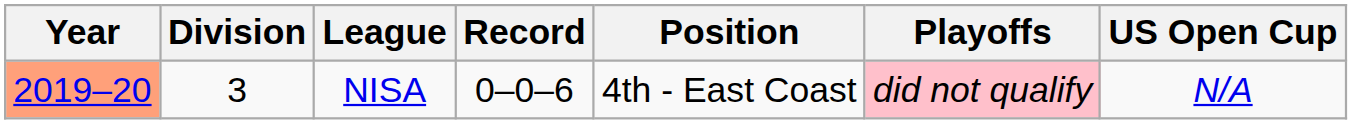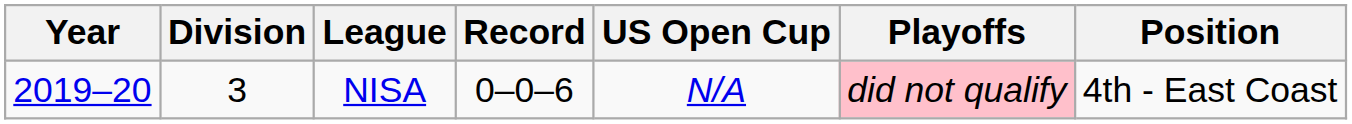columns swapped: (729, 32) <-> (1223, 32)
(82, 88) lightsalmon background -> (82, 88) no background
